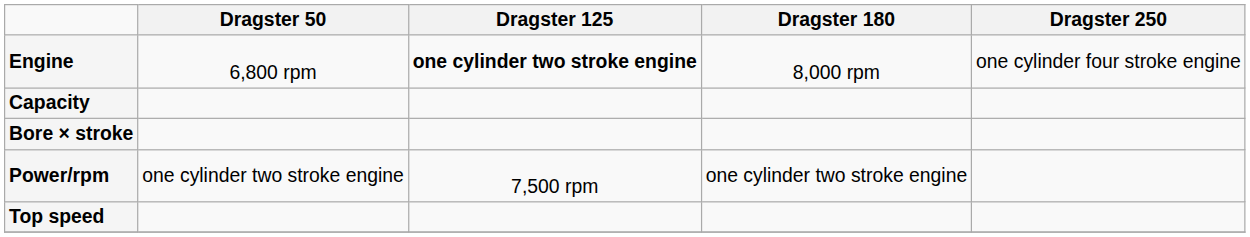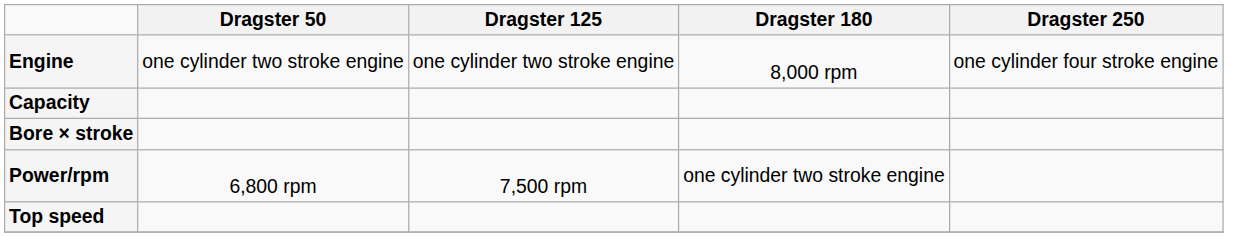(273, 72) 6,800 rpm -> (273, 61) one cylinder two stroke engine
(555, 61) bold -> (543, 61) normal
(273, 175) one cylinder two stroke engine -> (273, 186) 6,800 rpm
